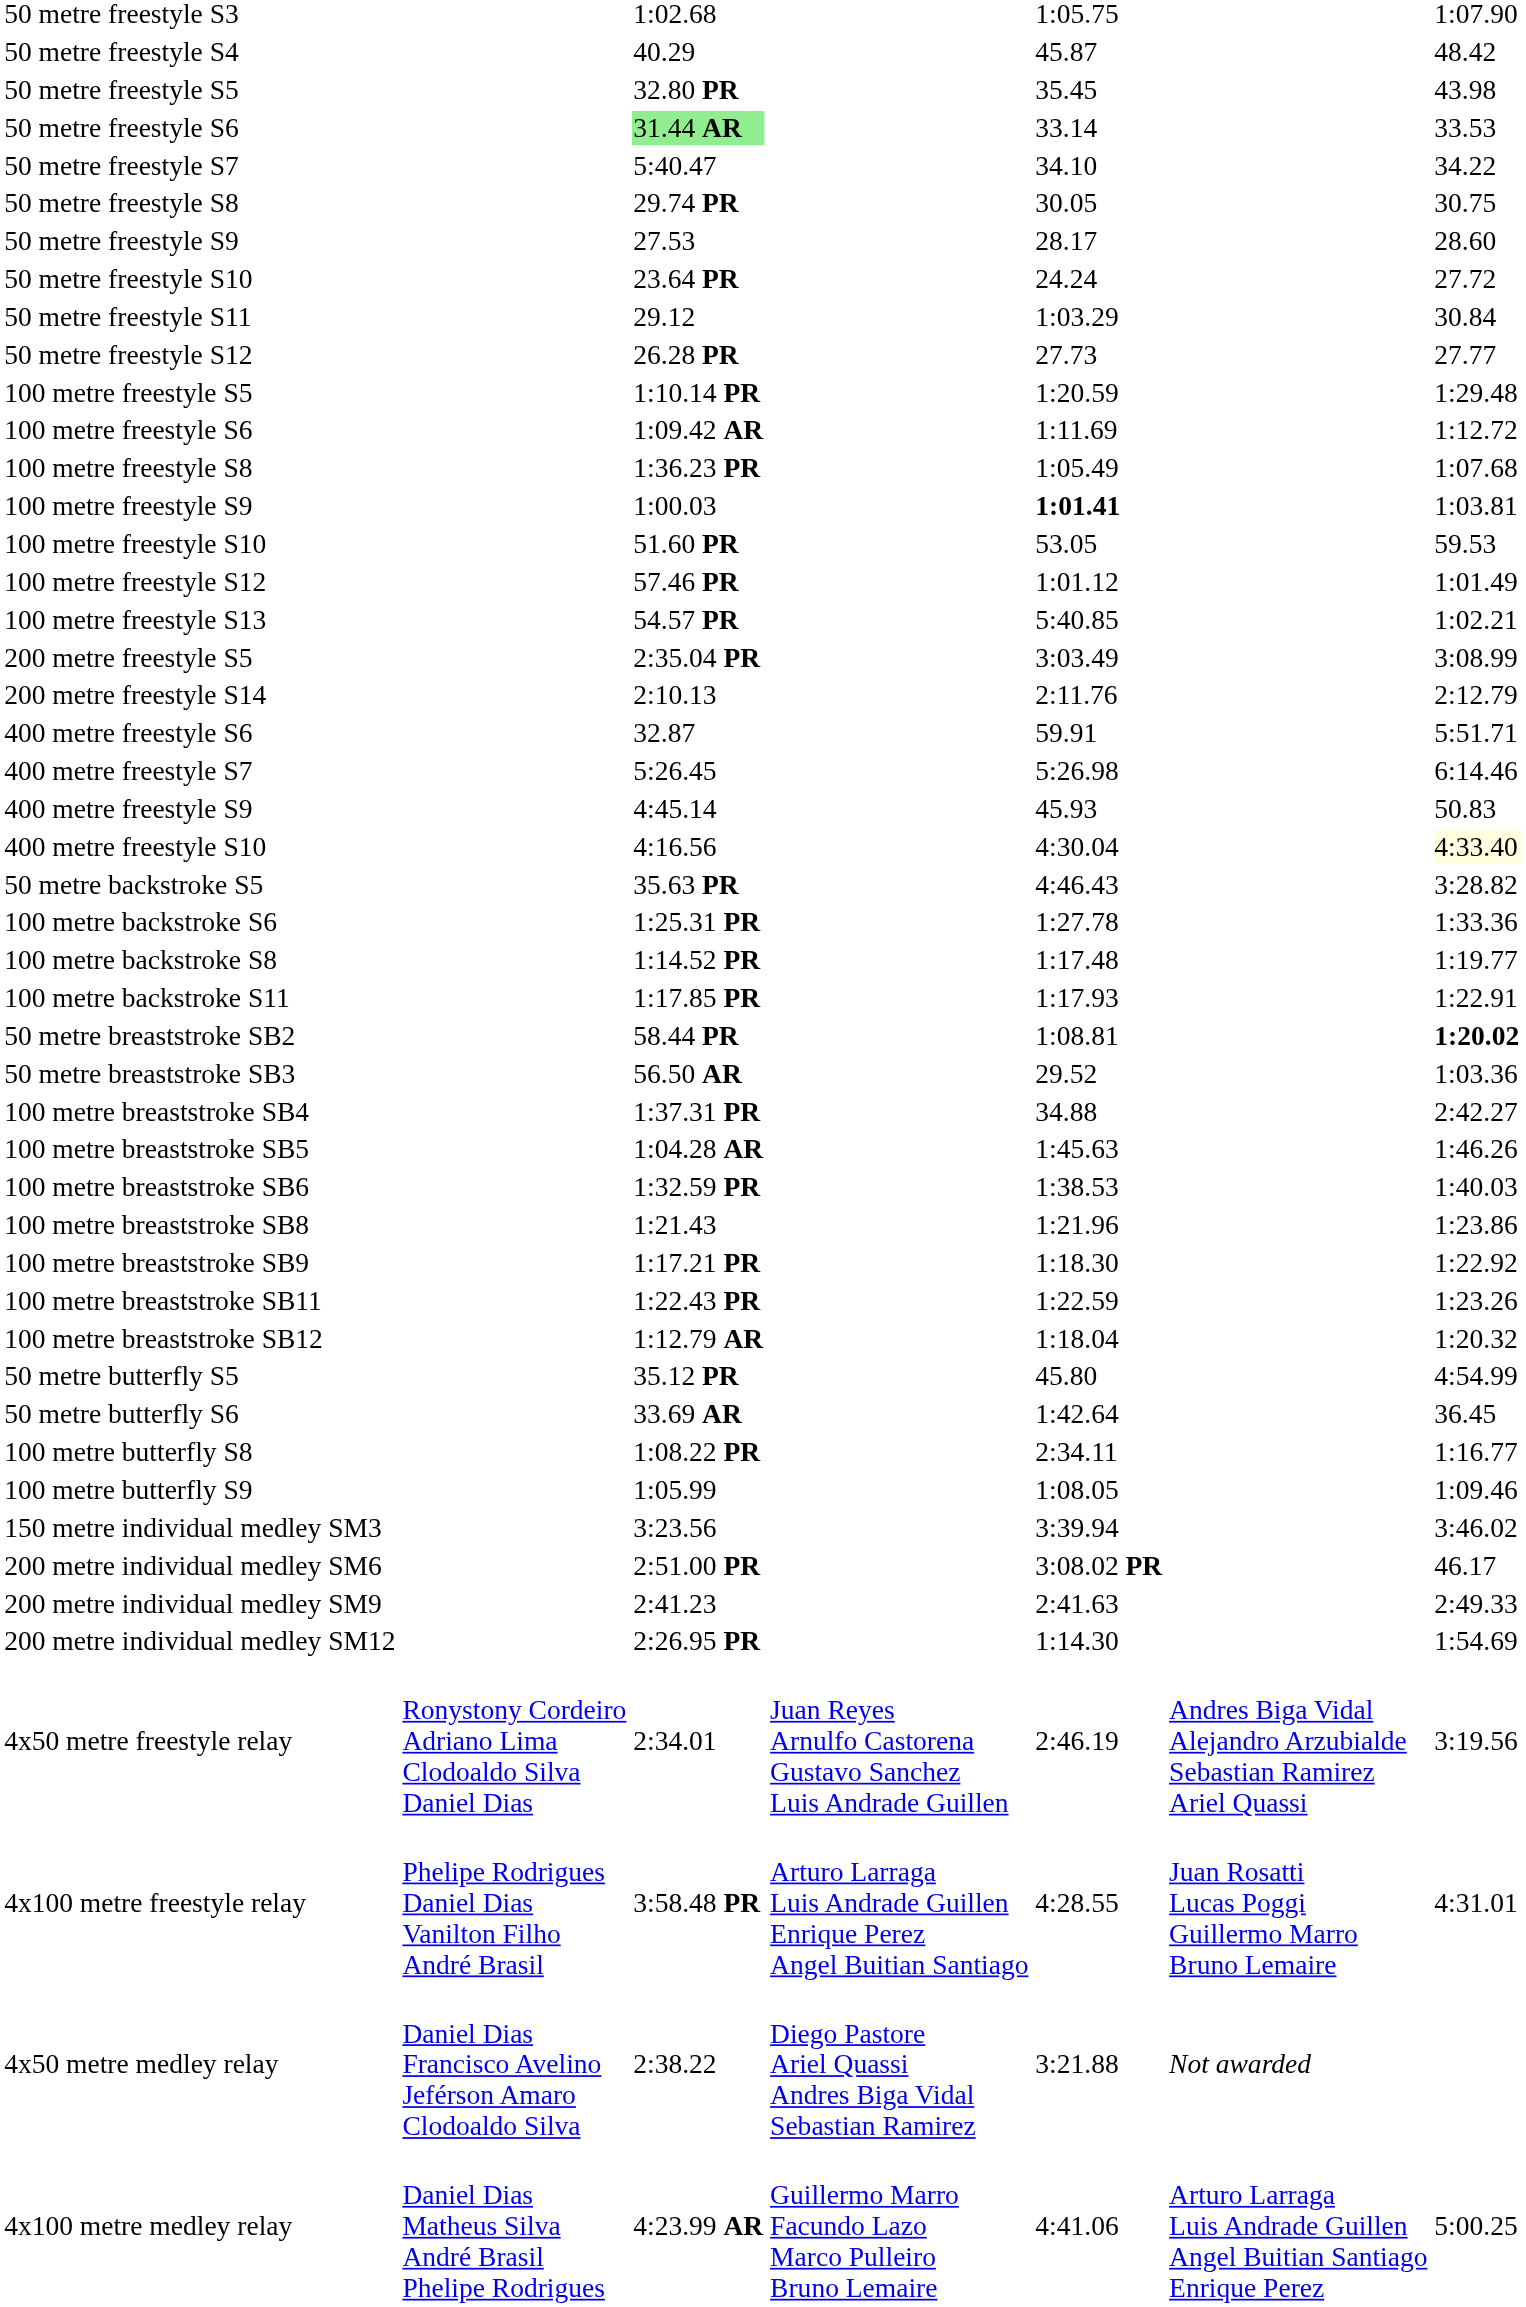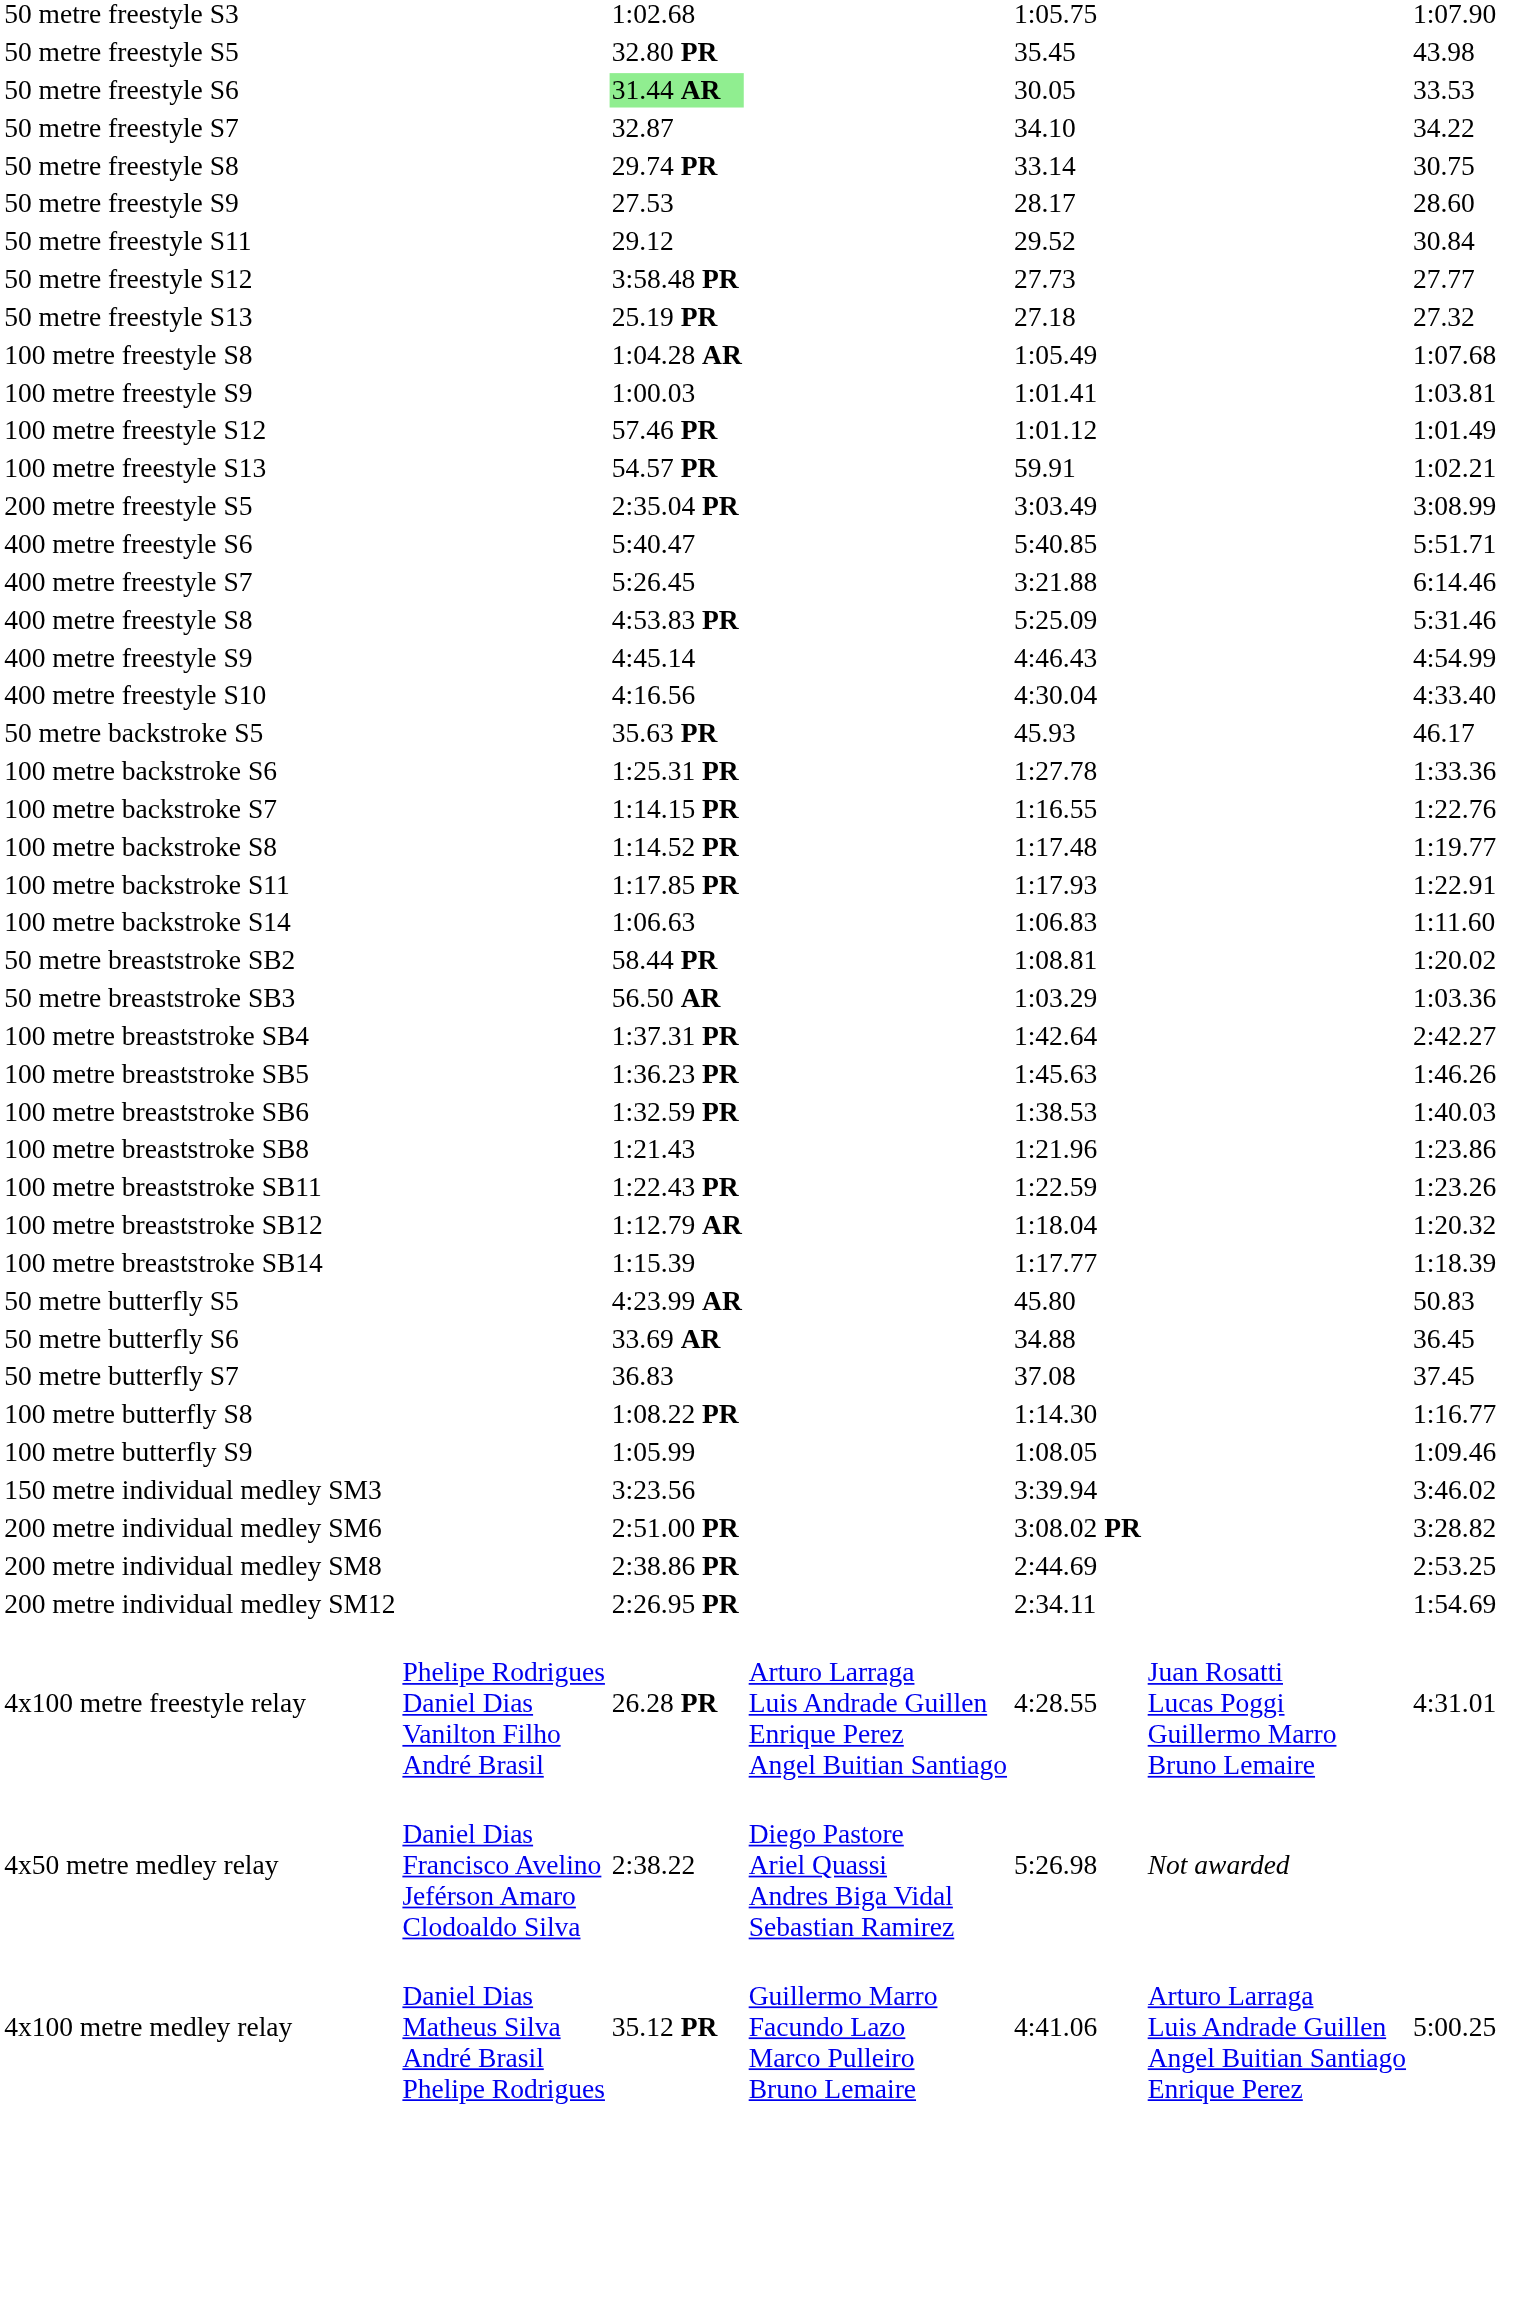- row: (121, 52)
(1066, 127) 33.14 -> (1045, 89) 30.05
(675, 165) 5:40.47 -> (643, 127) 32.87
(1066, 203) 30.05 -> (1045, 165) 33.14
- row: (128, 279)
(1077, 316) 1:03.29 -> (1045, 241) 29.52
(686, 354) 26.28 PR -> (675, 279) 3:58.48 PR
+ row: (128, 316)
- row: (128, 392)
- row: (128, 430)
(697, 468) 1:36.23 PR -> (677, 354) 1:04.28 AR
(1078, 506) bold -> (1056, 392) normal
- row: (135, 544)
(1077, 619) 5:40.85 -> (1045, 468) 59.91
- row: (135, 695)
(664, 733) 32.87 -> (654, 544) 5:40.47
(1066, 733) 59.91 -> (1056, 544) 5:40.85
(1077, 771) 5:26.98 -> (1056, 581) 3:21.88
+ row: (128, 619)
(1066, 808) 45.93 -> (1056, 657) 4:46.43
(1465, 808) 50.83 -> (1455, 657) 4:54.99
(1476, 846) lightyellow background -> (1455, 695) no background
(1077, 884) 4:46.43 -> (1045, 733) 45.93
(1476, 884) 3:28.82 -> (1444, 733) 46.17
+ row: (141, 808)
+ row: (147, 922)
(1477, 1035) bold -> (1455, 960) normal
(1066, 1073) 29.52 -> (1056, 998) 1:03.29
(1066, 1111) 34.88 -> (1056, 1035) 1:42.64
(698, 1149) 1:04.28 AR -> (675, 1073) 1:36.23 PR
- row: (157, 1262)
+ row: (164, 1262)
(686, 1376) 35.12 PR -> (677, 1300) 4:23.99 AR
(1476, 1376) 4:54.99 -> (1444, 1300) 50.83
(1077, 1414) 1:42.64 -> (1045, 1338) 34.88
+ row: (121, 1376)
(1076, 1452) 2:34.11 -> (1056, 1414) 1:14.30
(1465, 1565) 46.17 -> (1455, 1527) 3:28.82
+ row: (193, 1565)
- row: (193, 1603)
(1077, 1641) 1:14.30 -> (1055, 1603) 2:34.11
- row: (148, 1741)
(697, 1902) 3:58.48 PR -> (665, 1703) 26.28 PR
(1077, 2064) 3:21.88 -> (1056, 1864) 5:26.98
(698, 2226) 4:23.99 AR -> (665, 2026) 35.12 PR
